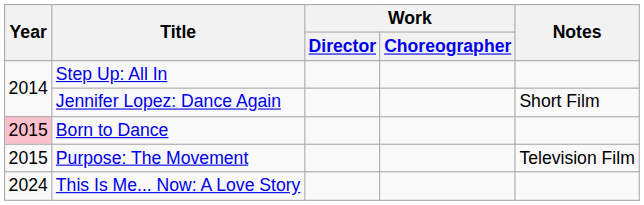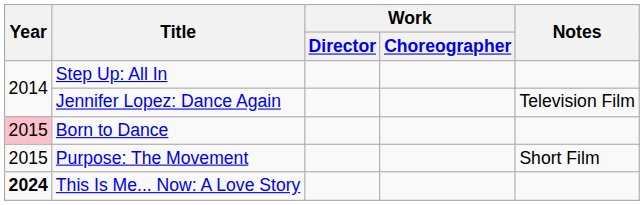(559, 102) Short Film -> (577, 102) Television Film
(577, 158) Television Film -> (559, 158) Short Film
(28, 185) normal -> (28, 185) bold
